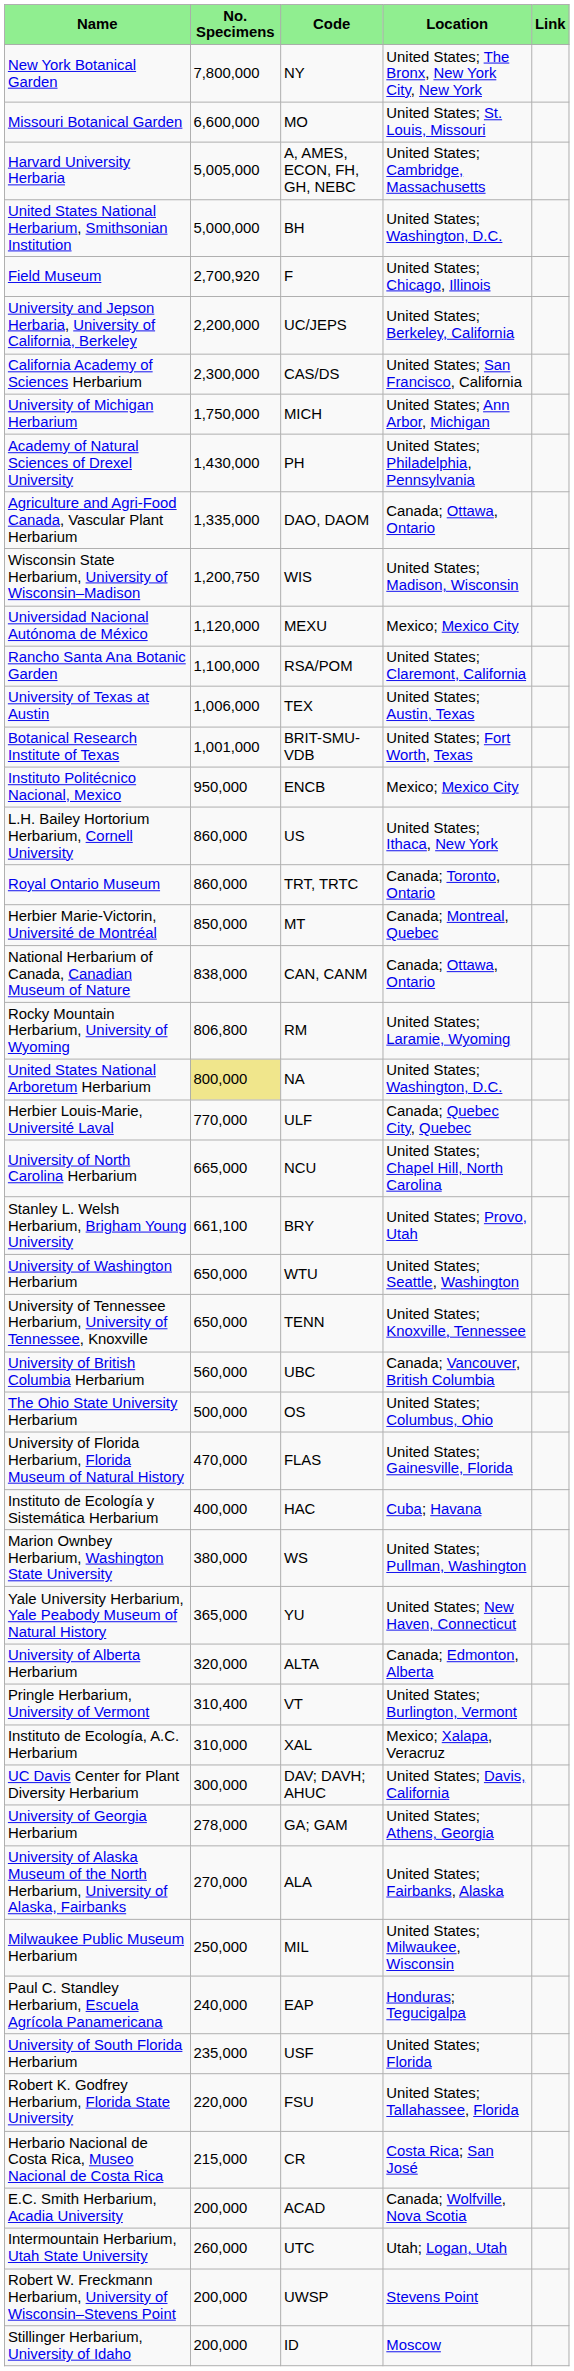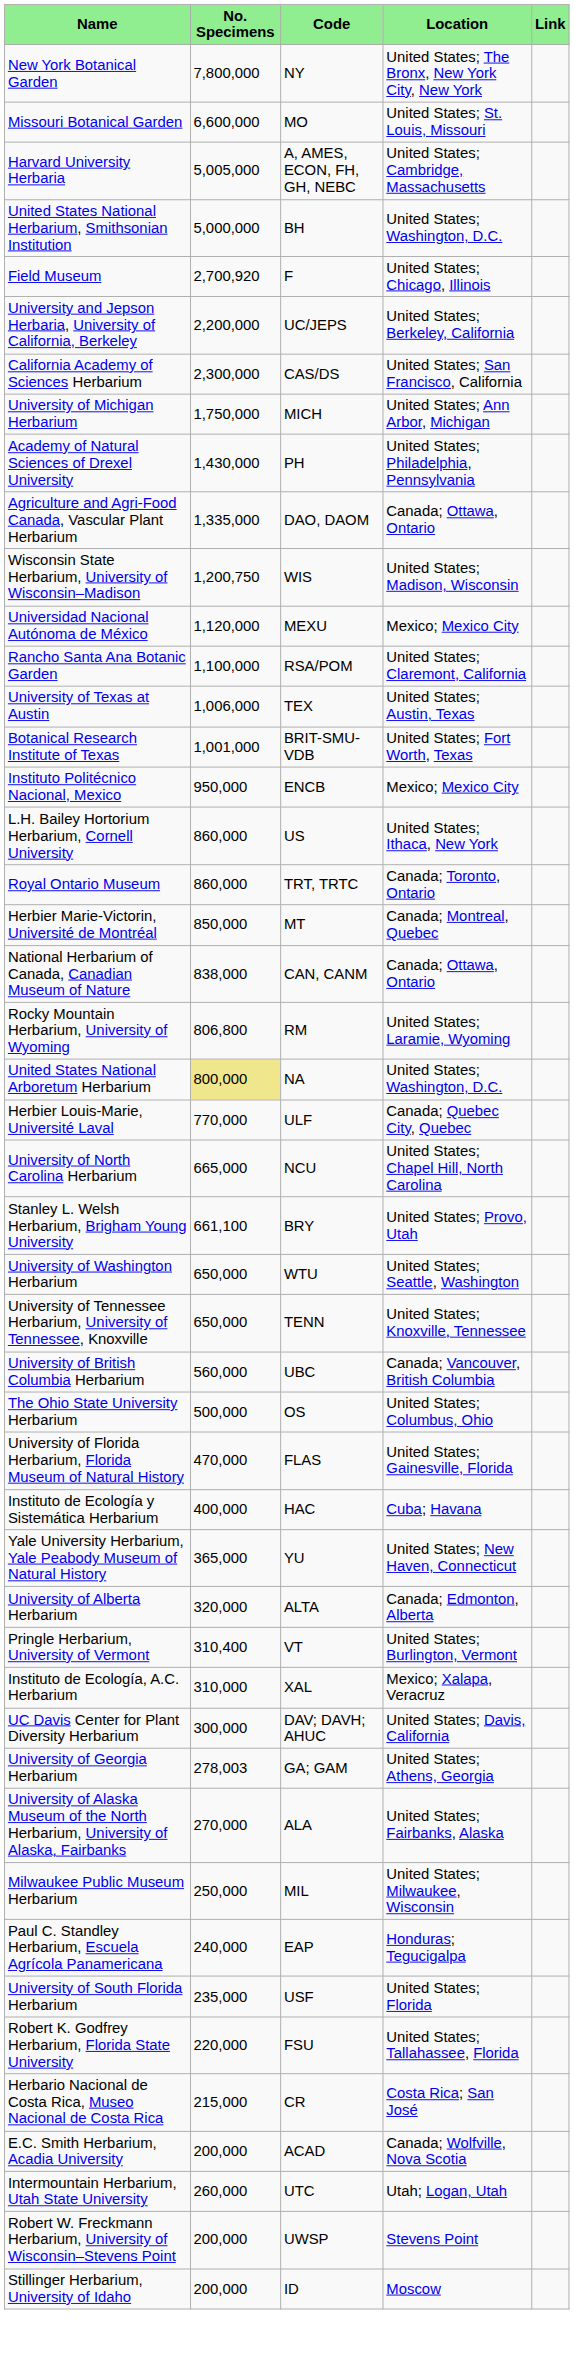- row: (86, 1558)
(220, 1825) 278,000 -> (220, 1768) 278,003
